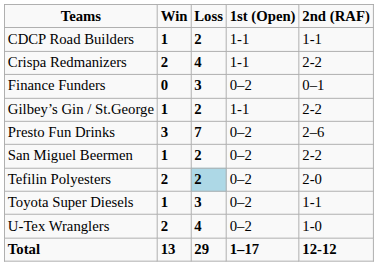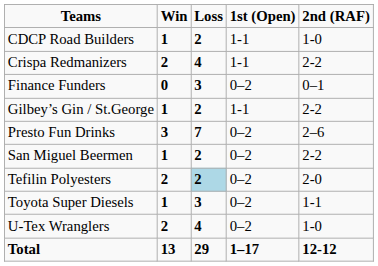(312, 39) 1-1 -> (312, 39) 1-0
